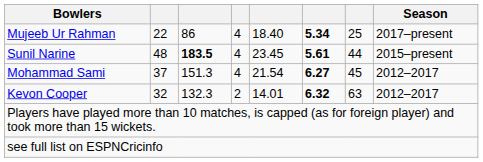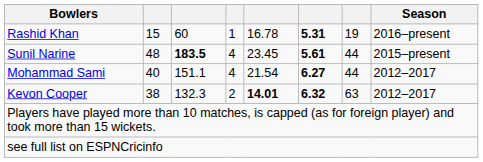+ row: (43, 34)
- row: (61, 34)
(160, 73) 37 -> (153, 73) 40
(197, 73) 151.3 -> (190, 73) 151.1
(355, 73) 45 -> (352, 73) 44
(160, 93) 32 -> (153, 93) 38
(268, 93) normal -> (263, 93) bold
